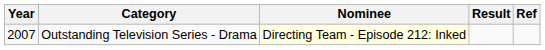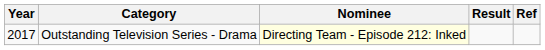(21, 34) 2007 -> (21, 34) 2017
